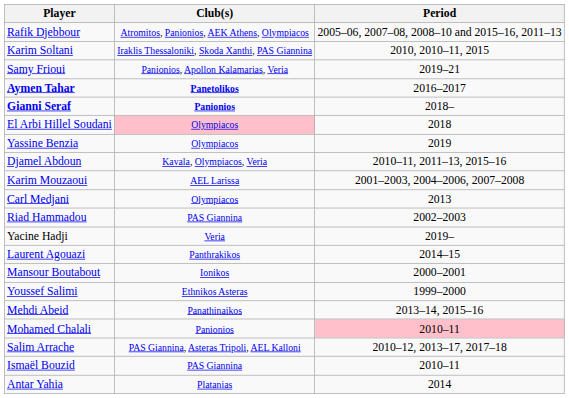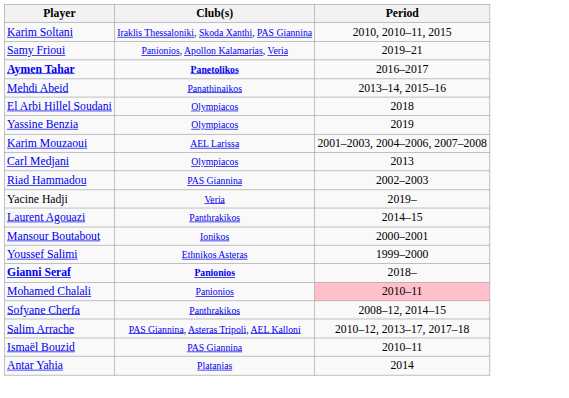- row: (44, 32)
rows swapped: (39, 106) <-> (38, 310)
(215, 125) pink background -> (215, 107) no background
- row: (44, 161)
+ row: (44, 310)
